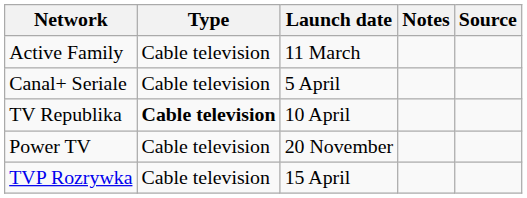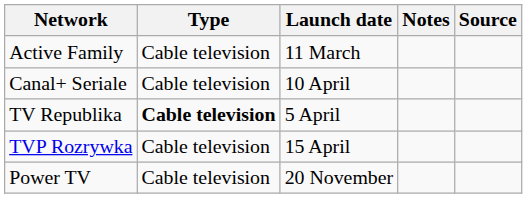(312, 83) 5 April -> (317, 83) 10 April
(317, 114) 10 April -> (312, 114) 5 April
rows swapped: (71, 177) <-> (50, 146)
